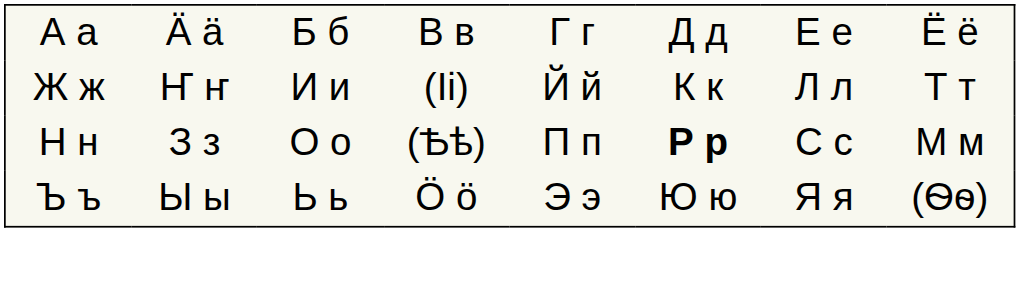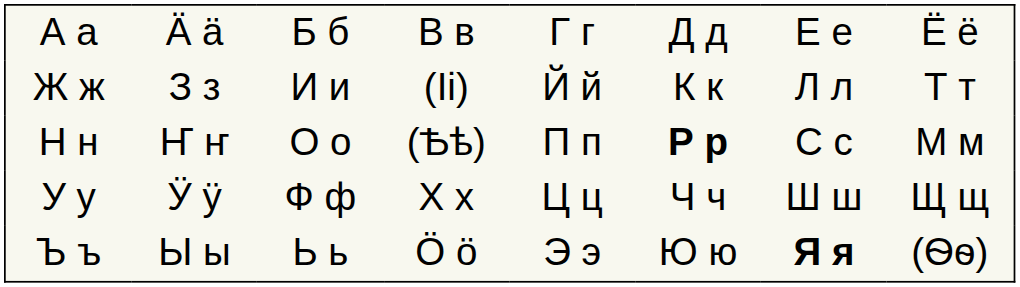(195, 87) Ҥ ҥ -> (195, 87) З з
(195, 142) З з -> (195, 142) Ҥ ҥ
+ row: (69, 198)
(824, 198) normal -> (824, 253) bold
